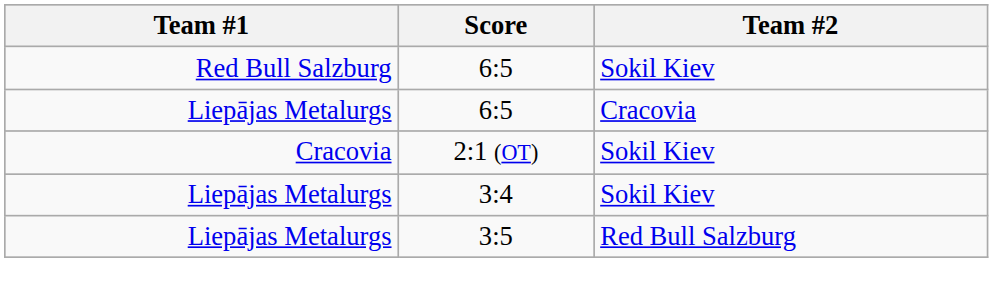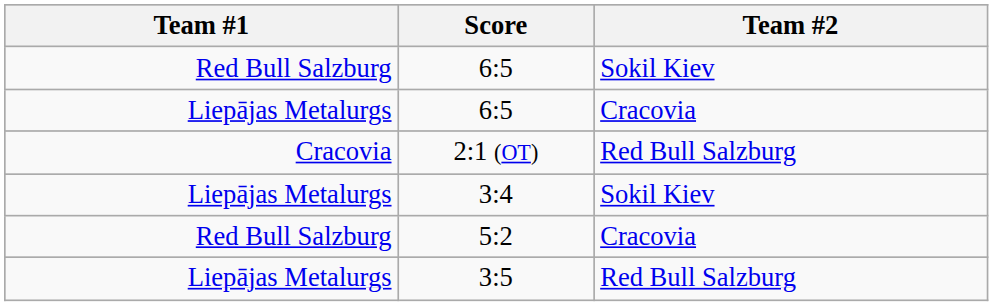(657, 151) Sokil Kiev -> (698, 151) Red Bull Salzburg
+ row: (294, 236)
